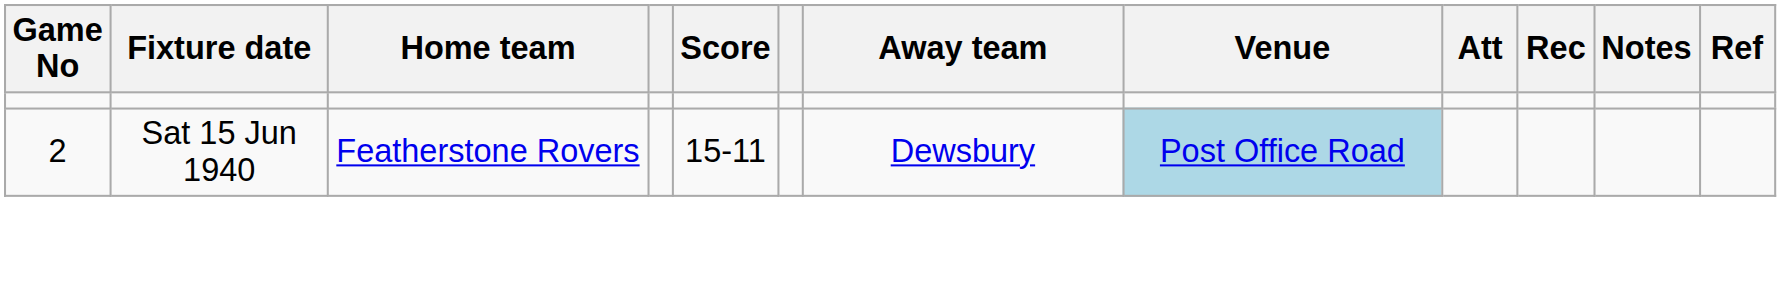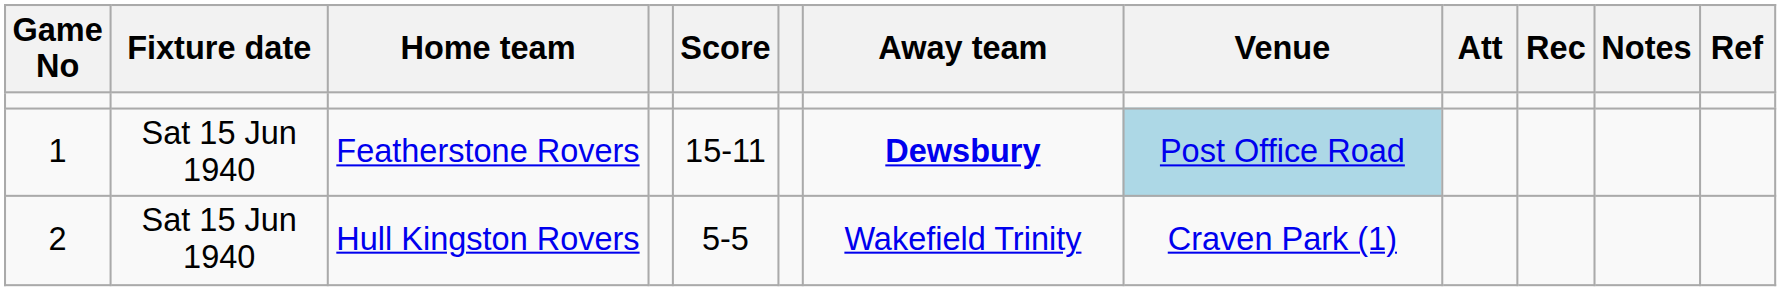(58, 151) 2 -> (58, 151) 1
(963, 151) normal -> (963, 151) bold
+ row: (488, 239)
